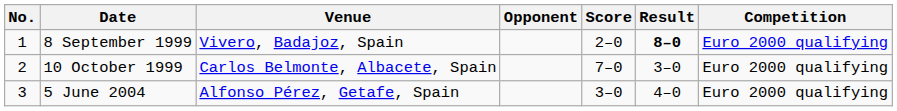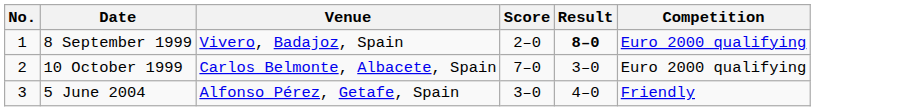- column: (541, 17)
(795, 93) Euro 2000 qualifying -> (658, 93) Friendly
